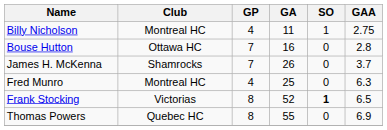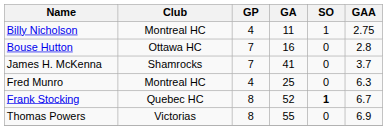(288, 64) 26 -> (288, 64) 41
(175, 99) Victorias -> (175, 99) Quebec HC
(364, 99) 6.5 -> (364, 99) 6.7
(175, 116) Quebec HC -> (175, 116) Victorias
